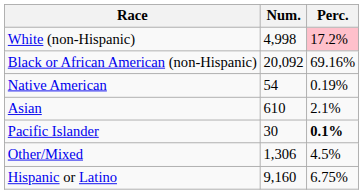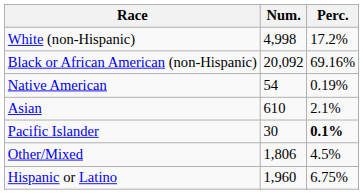(329, 39) pink background -> (329, 39) no background
(280, 154) 1,306 -> (280, 154) 1,806
(280, 177) 9,160 -> (280, 177) 1,960
